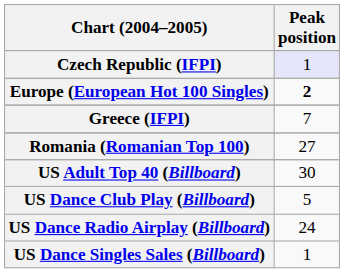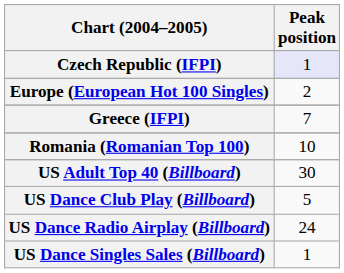(307, 91) bold -> (307, 91) normal
(307, 145) 27 -> (307, 145) 10
